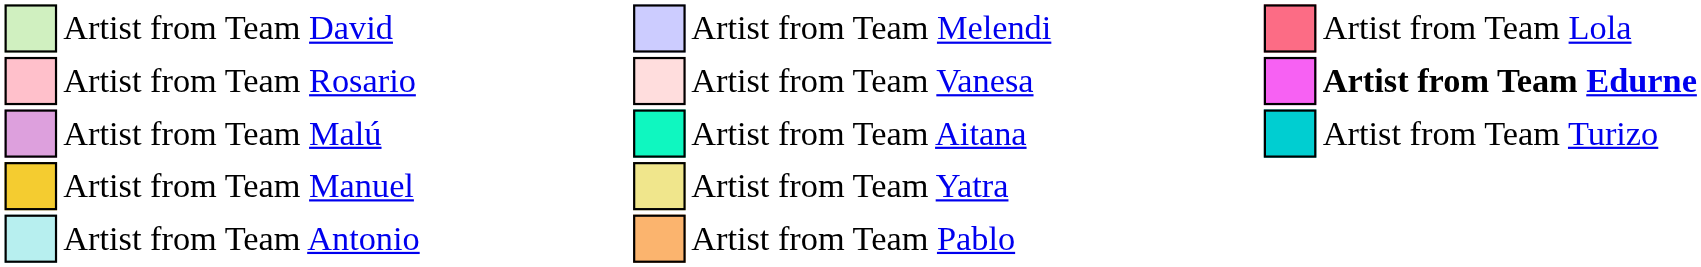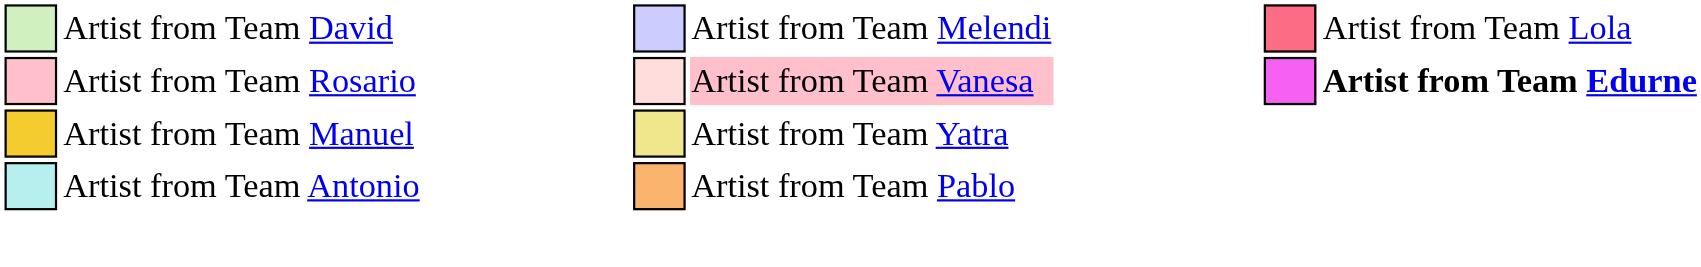(862, 80) no background -> (862, 80) pink background
- row: (222, 132)
